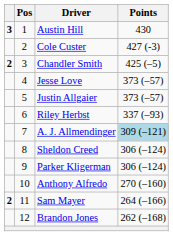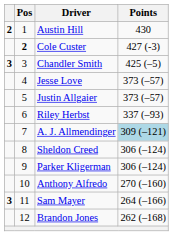(9, 30) 3 -> (9, 30) 2
(24, 47) normal -> (24, 47) bold
(9, 64) 2 -> (9, 64) 3
(9, 200) 2 -> (9, 200) 3
